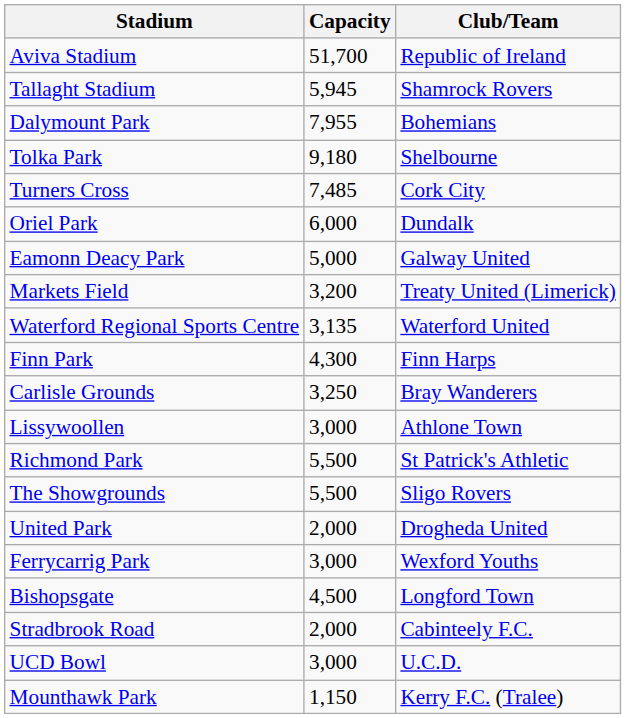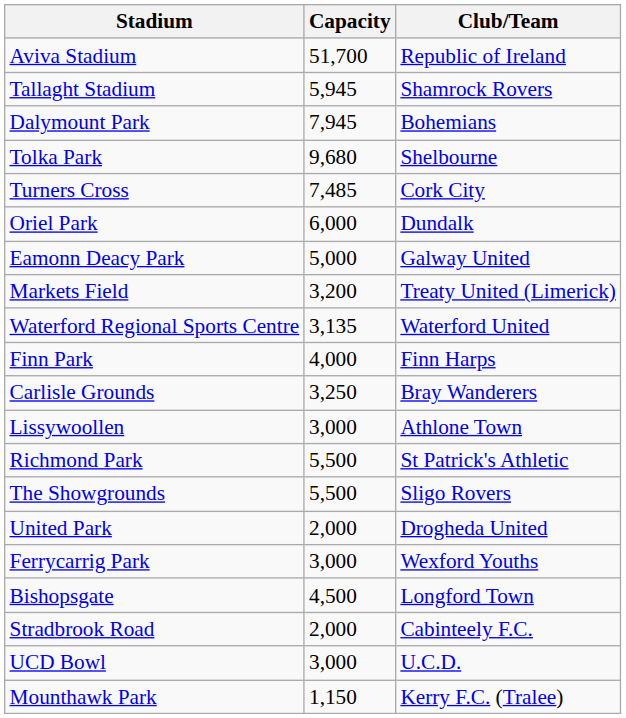(333, 122) 7,955 -> (333, 122) 7,945
(333, 156) 9,180 -> (333, 156) 9,680
(333, 358) 4,300 -> (333, 358) 4,000
